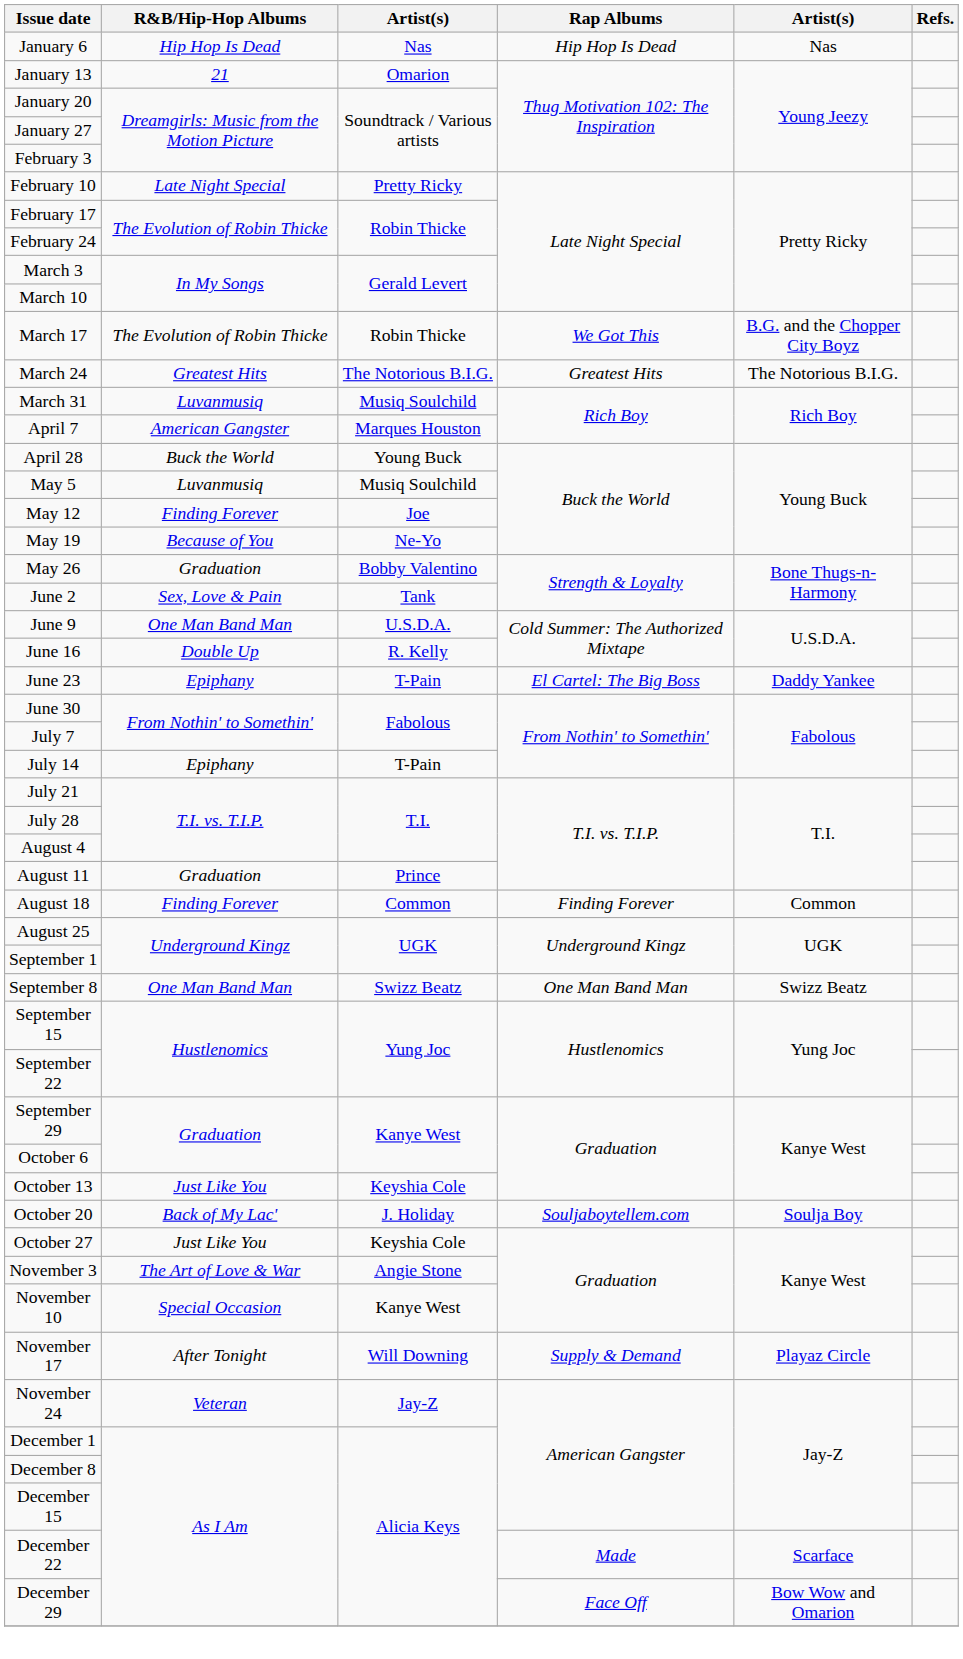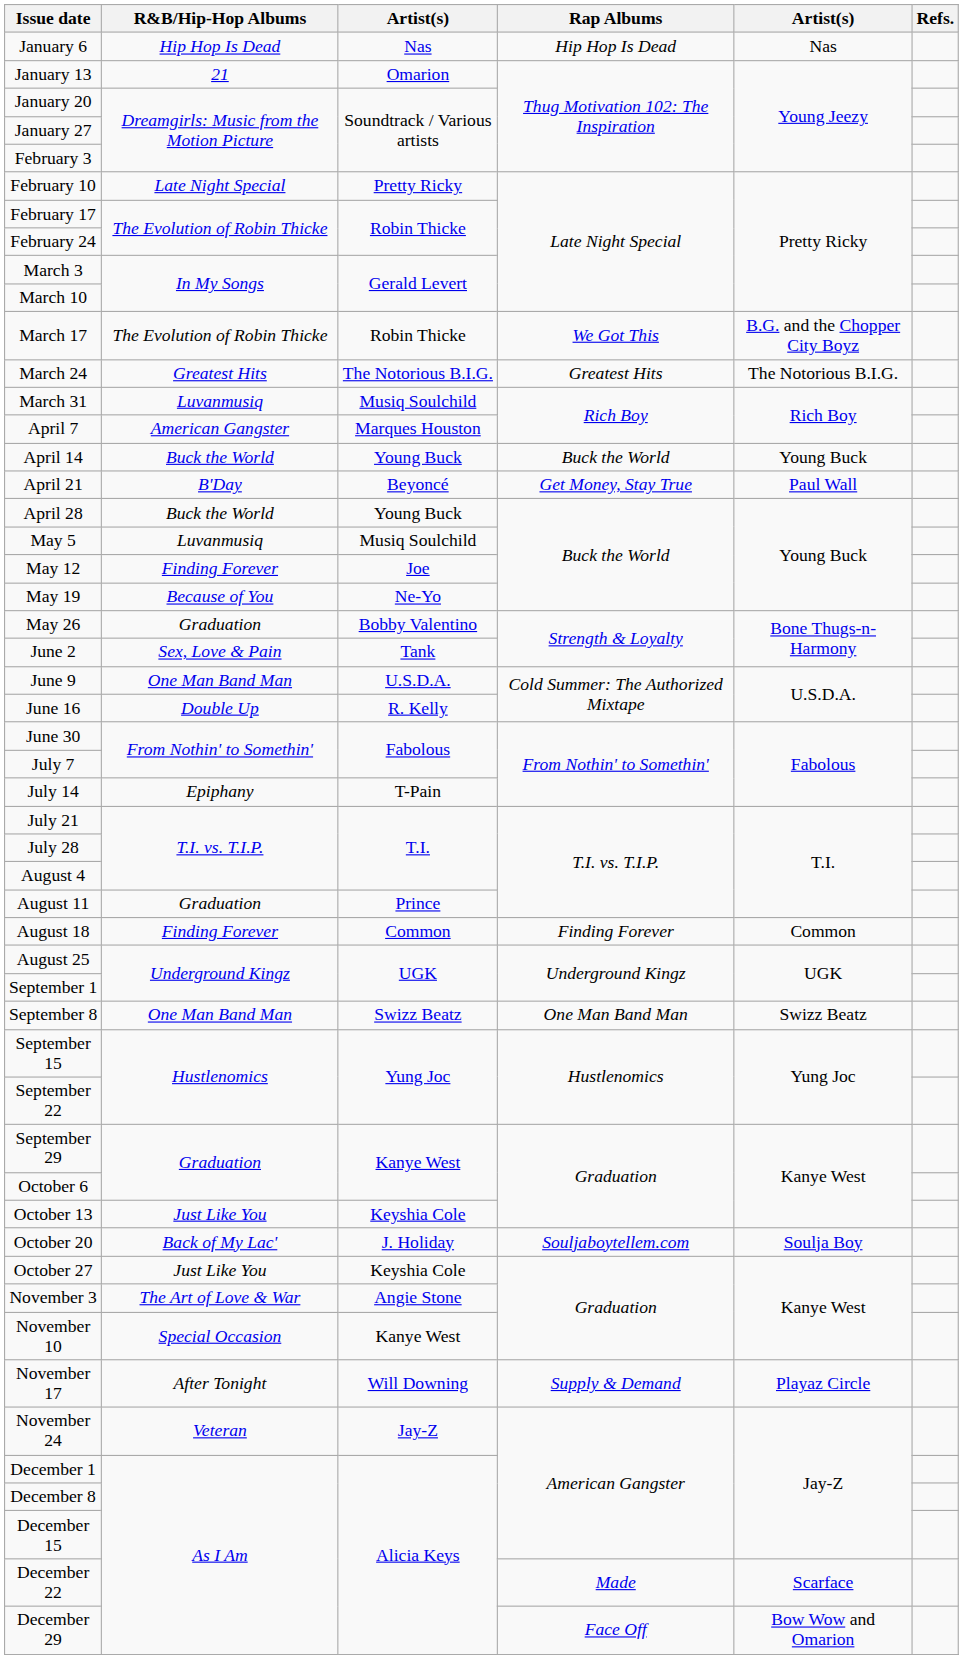+ row: (53, 456)
+ row: (53, 484)
- row: (53, 680)
